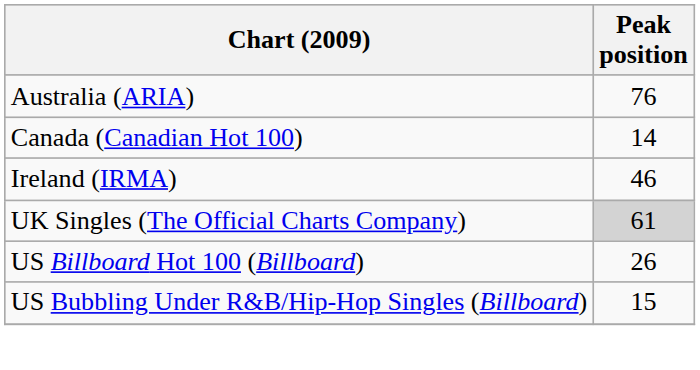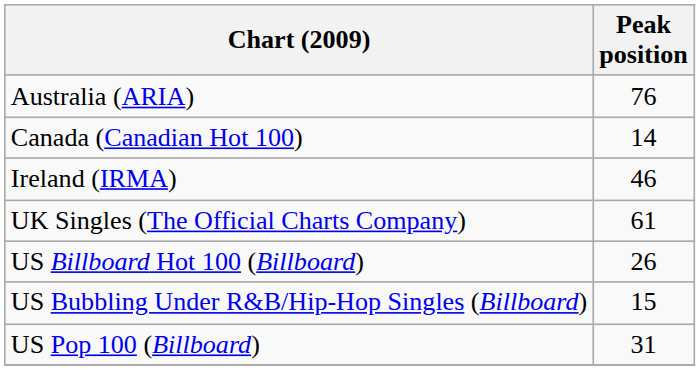(643, 219) lightgrey background -> (643, 219) no background
+ row: (135, 344)
